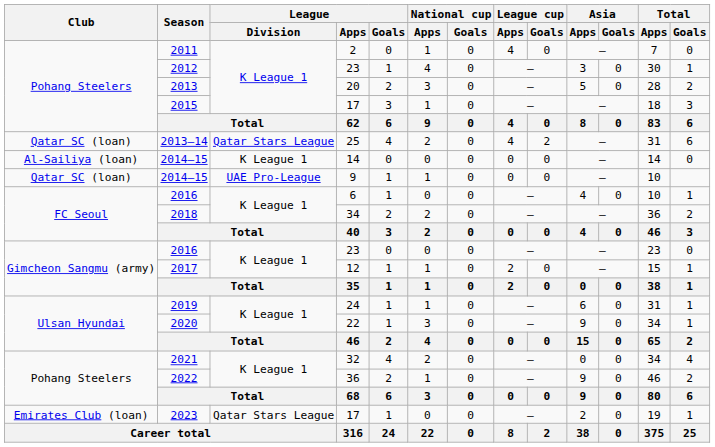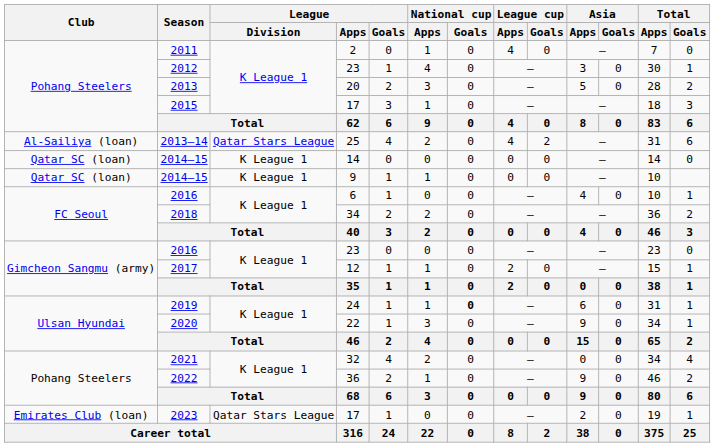(81, 141) Qatar SC (loan) -> (81, 141) Al-Sailiya (loan)
(81, 159) Al-Sailiya (loan) -> (81, 159) Qatar SC (loan)
(274, 178) UAE Pro-League -> (274, 178) K League 1
(471, 305) normal -> (471, 305) bold
